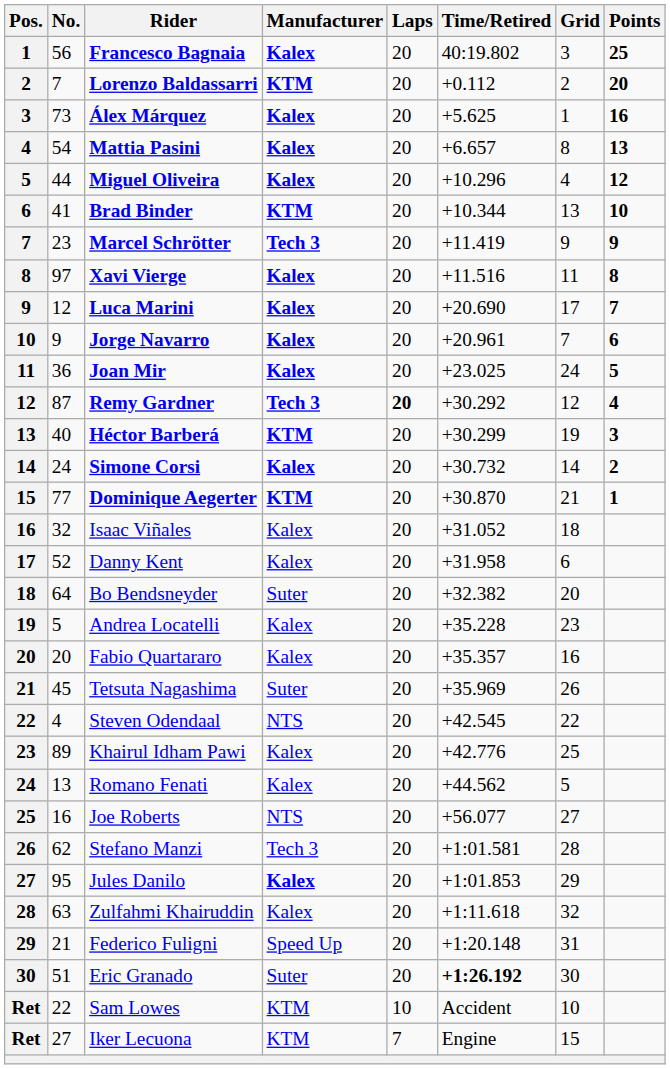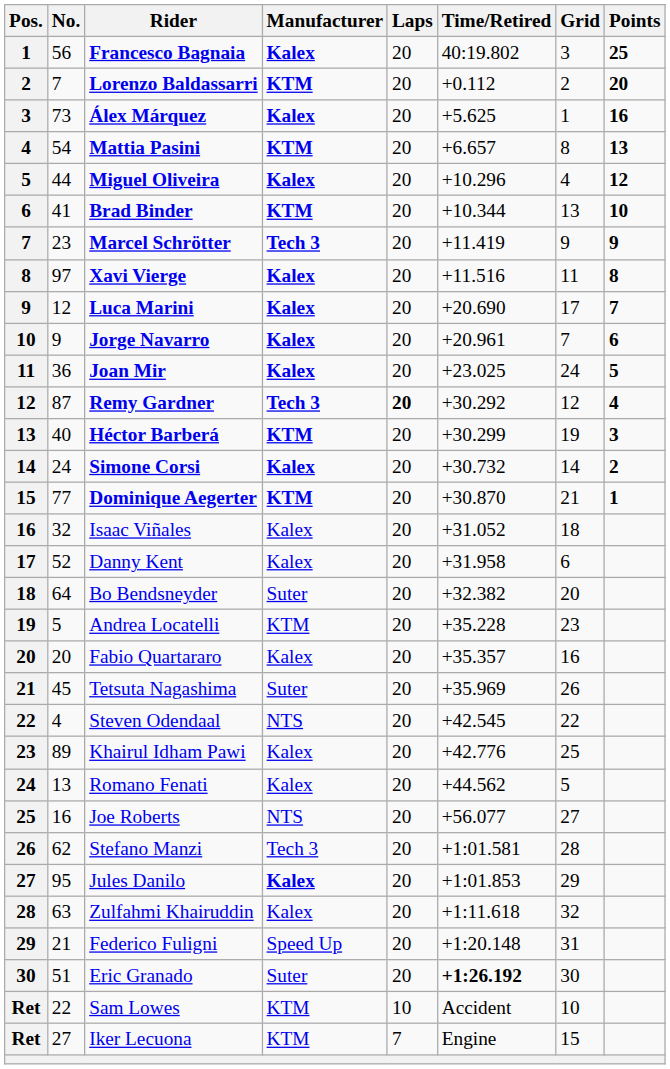(291, 147) Kalex -> (290, 147) KTM
(290, 625) Kalex -> (288, 625) KTM
